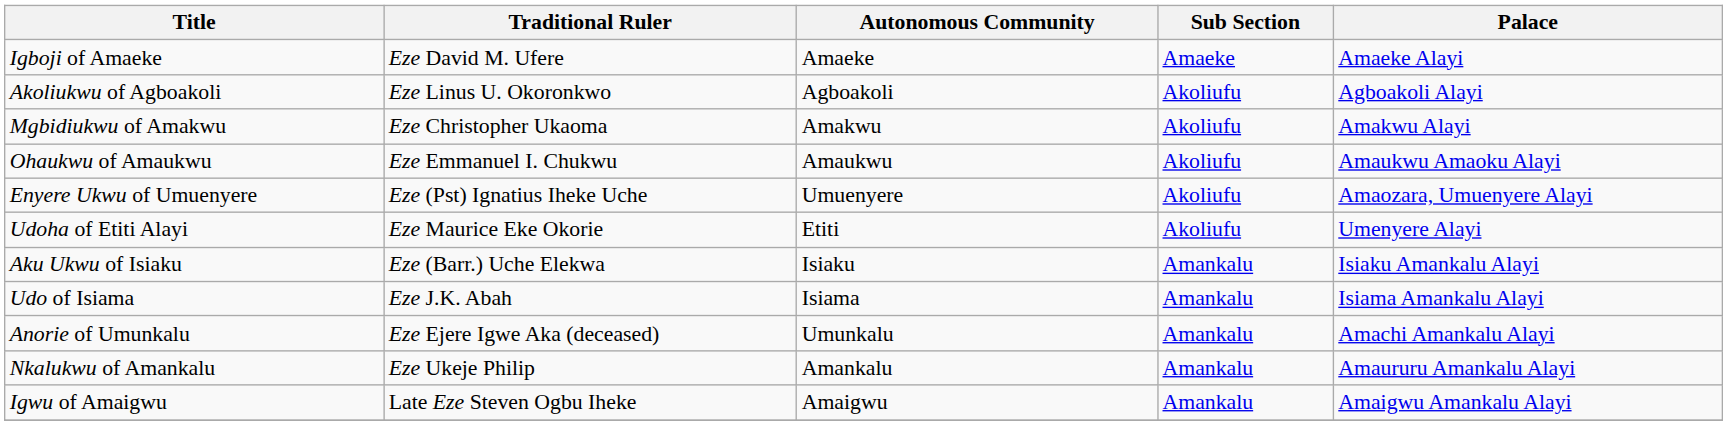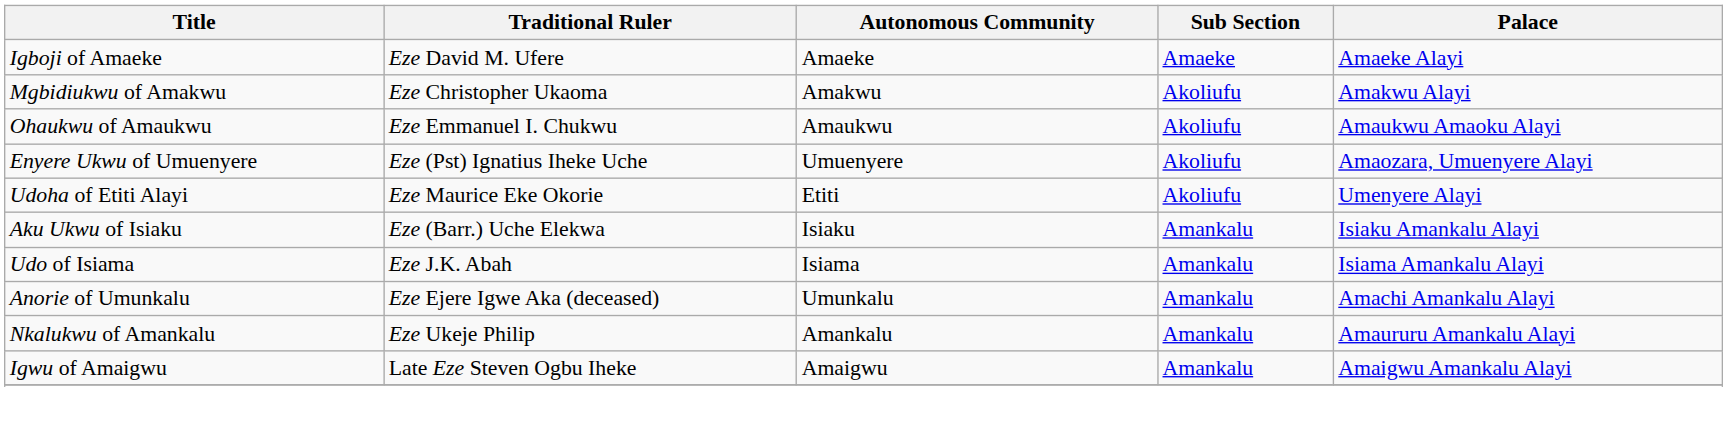- row: (115, 91)
